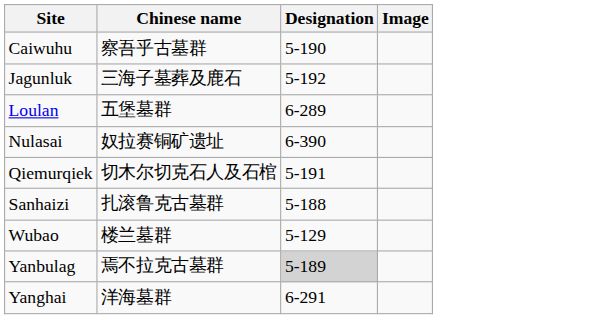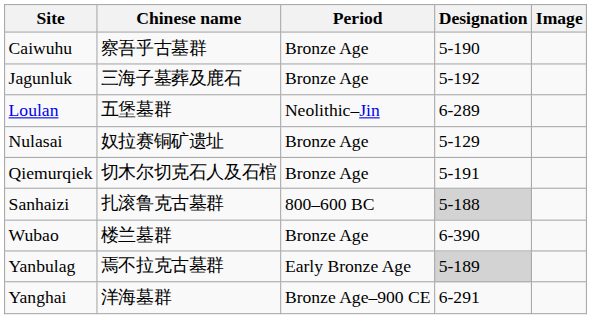+ column: (358, 18)
(305, 141) 6-390 -> (459, 141) 5-129
(305, 204) no background -> (459, 204) lightgrey background
(305, 235) 5-129 -> (459, 235) 6-390
